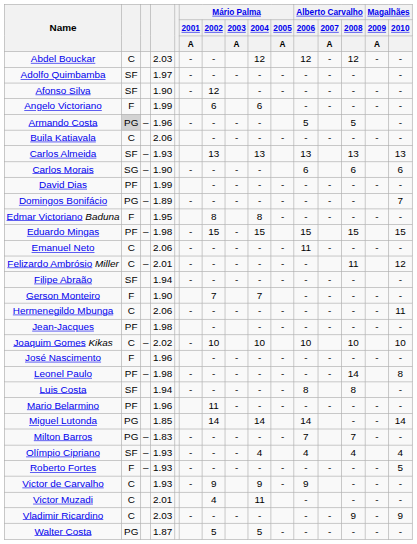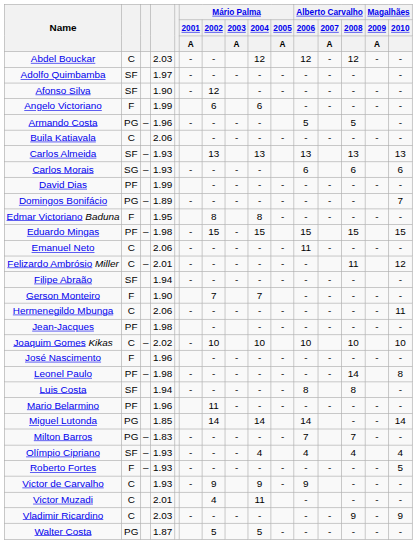(131, 122) lightgrey background -> (131, 122) no background
(163, 169) 1.90 -> (163, 169) 1.93
